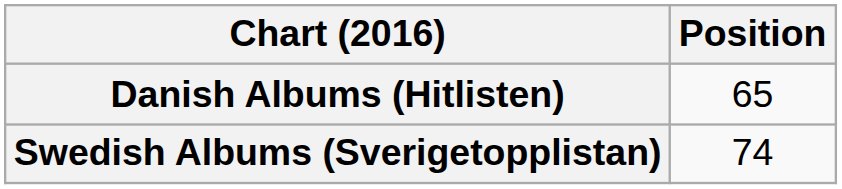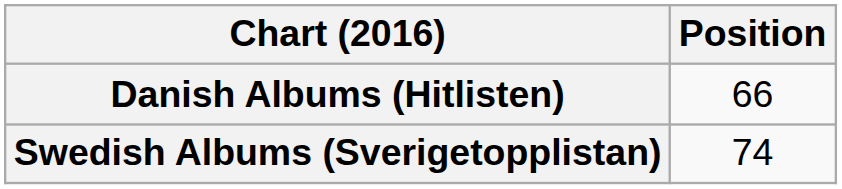(753, 93) 65 -> (753, 93) 66
